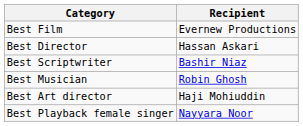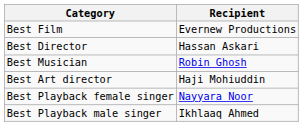- row: (59, 63)
+ row: (84, 113)
